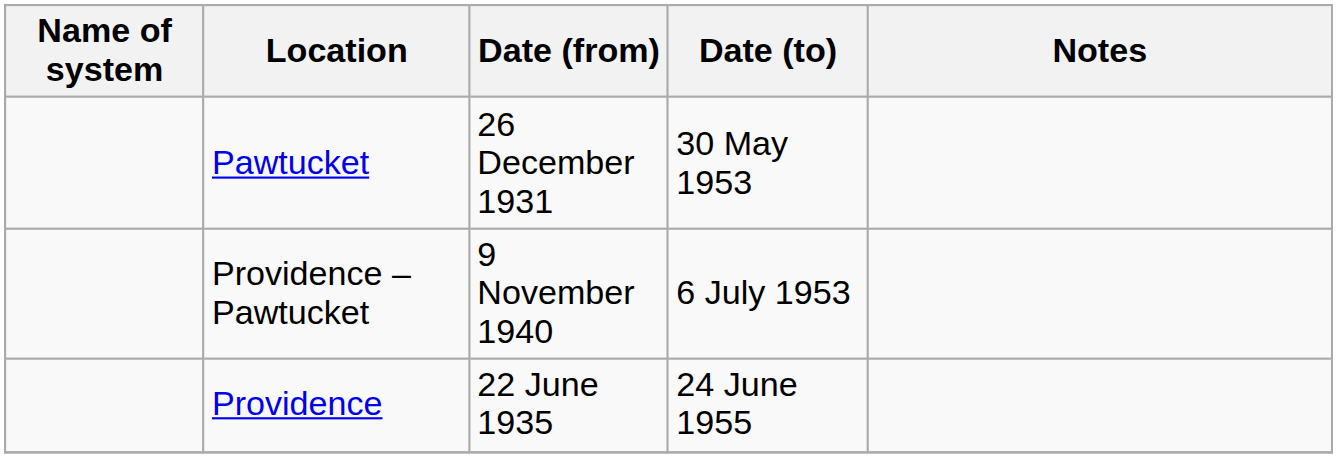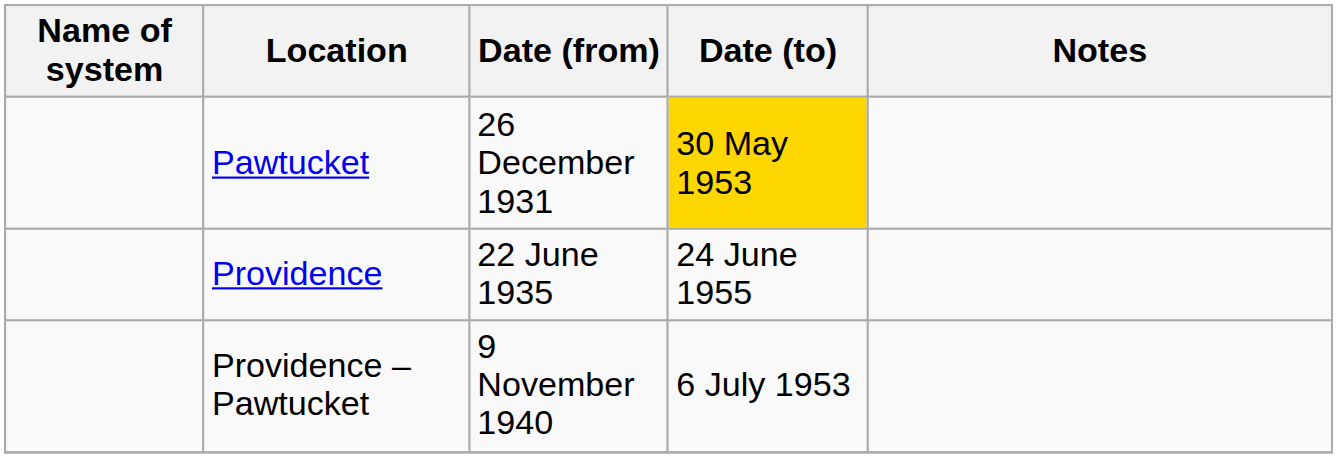(732, 162) no background -> (732, 162) gold background
rows swapped: (297, 404) <-> (311, 292)
